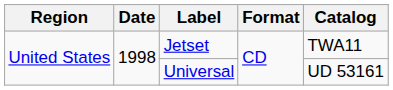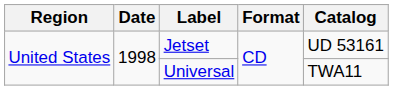(335, 44) TWA11 -> (346, 44) UD 53161
(346, 71) UD 53161 -> (335, 71) TWA11
